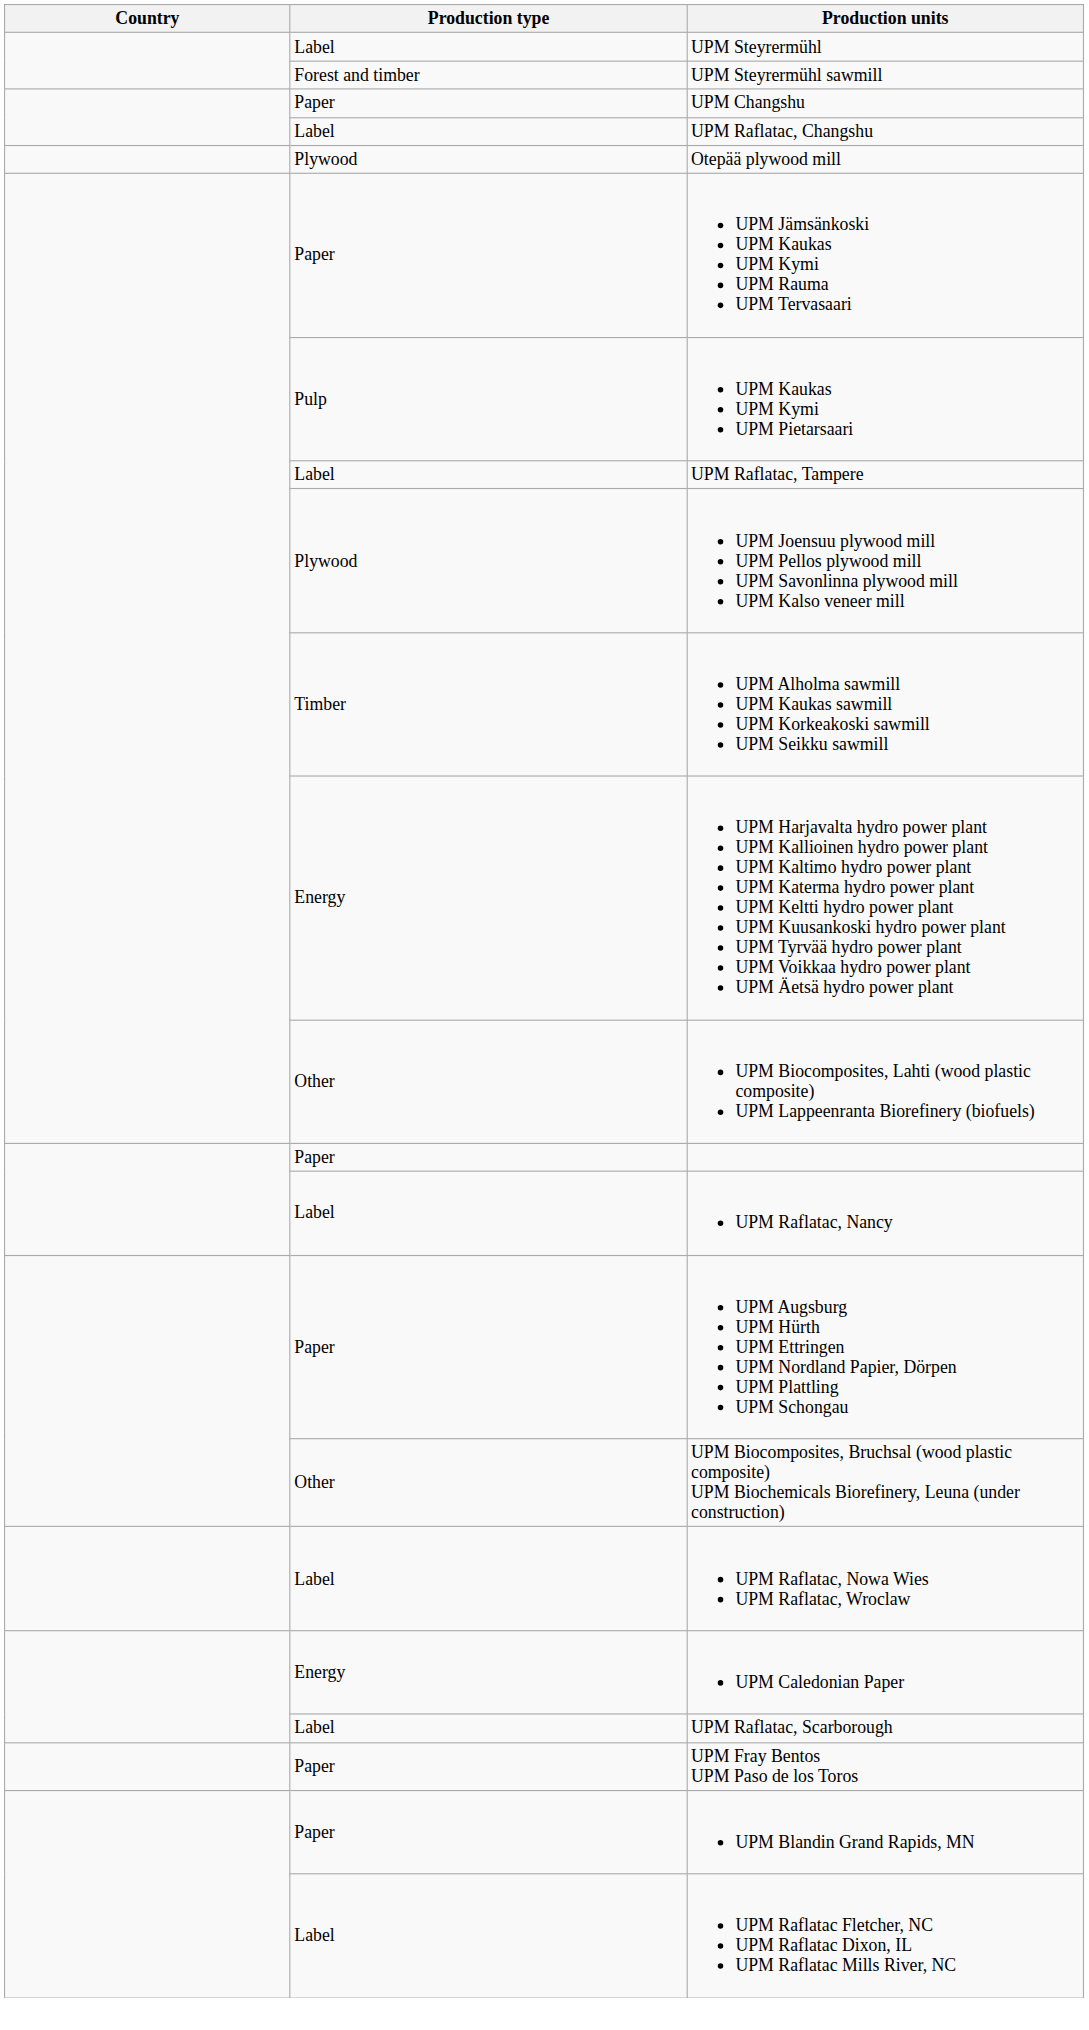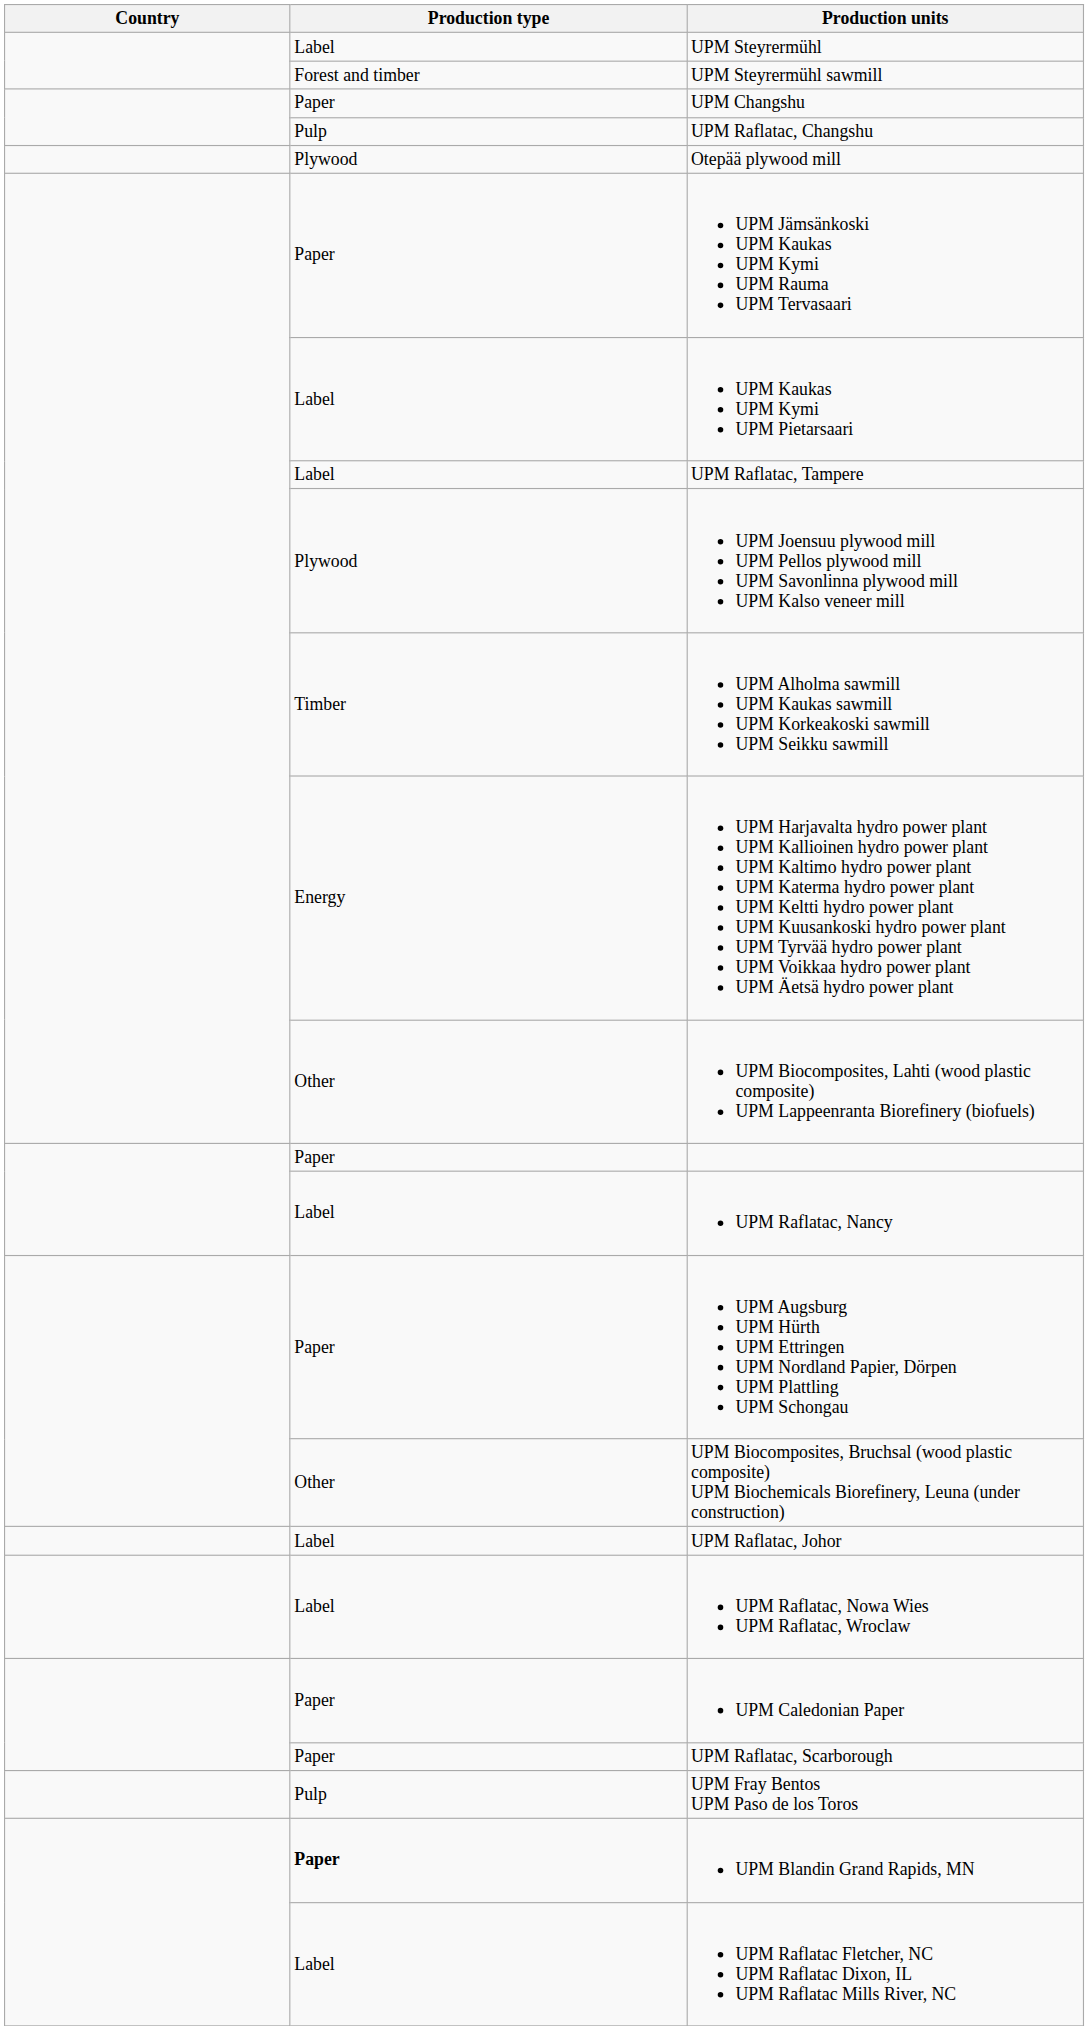(315, 131) Label -> (311, 131) Pulp
(311, 398) Pulp -> (315, 398) Label
+ row: (766, 1540)
(320, 1672) Energy -> (315, 1700) Paper
(315, 1728) Label -> (315, 1756) Paper
(315, 1766) Paper -> (311, 1794) Pulp
(315, 1832) normal -> (317, 1860) bold
